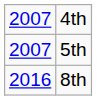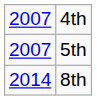(30, 79) 2016 -> (30, 79) 2014
